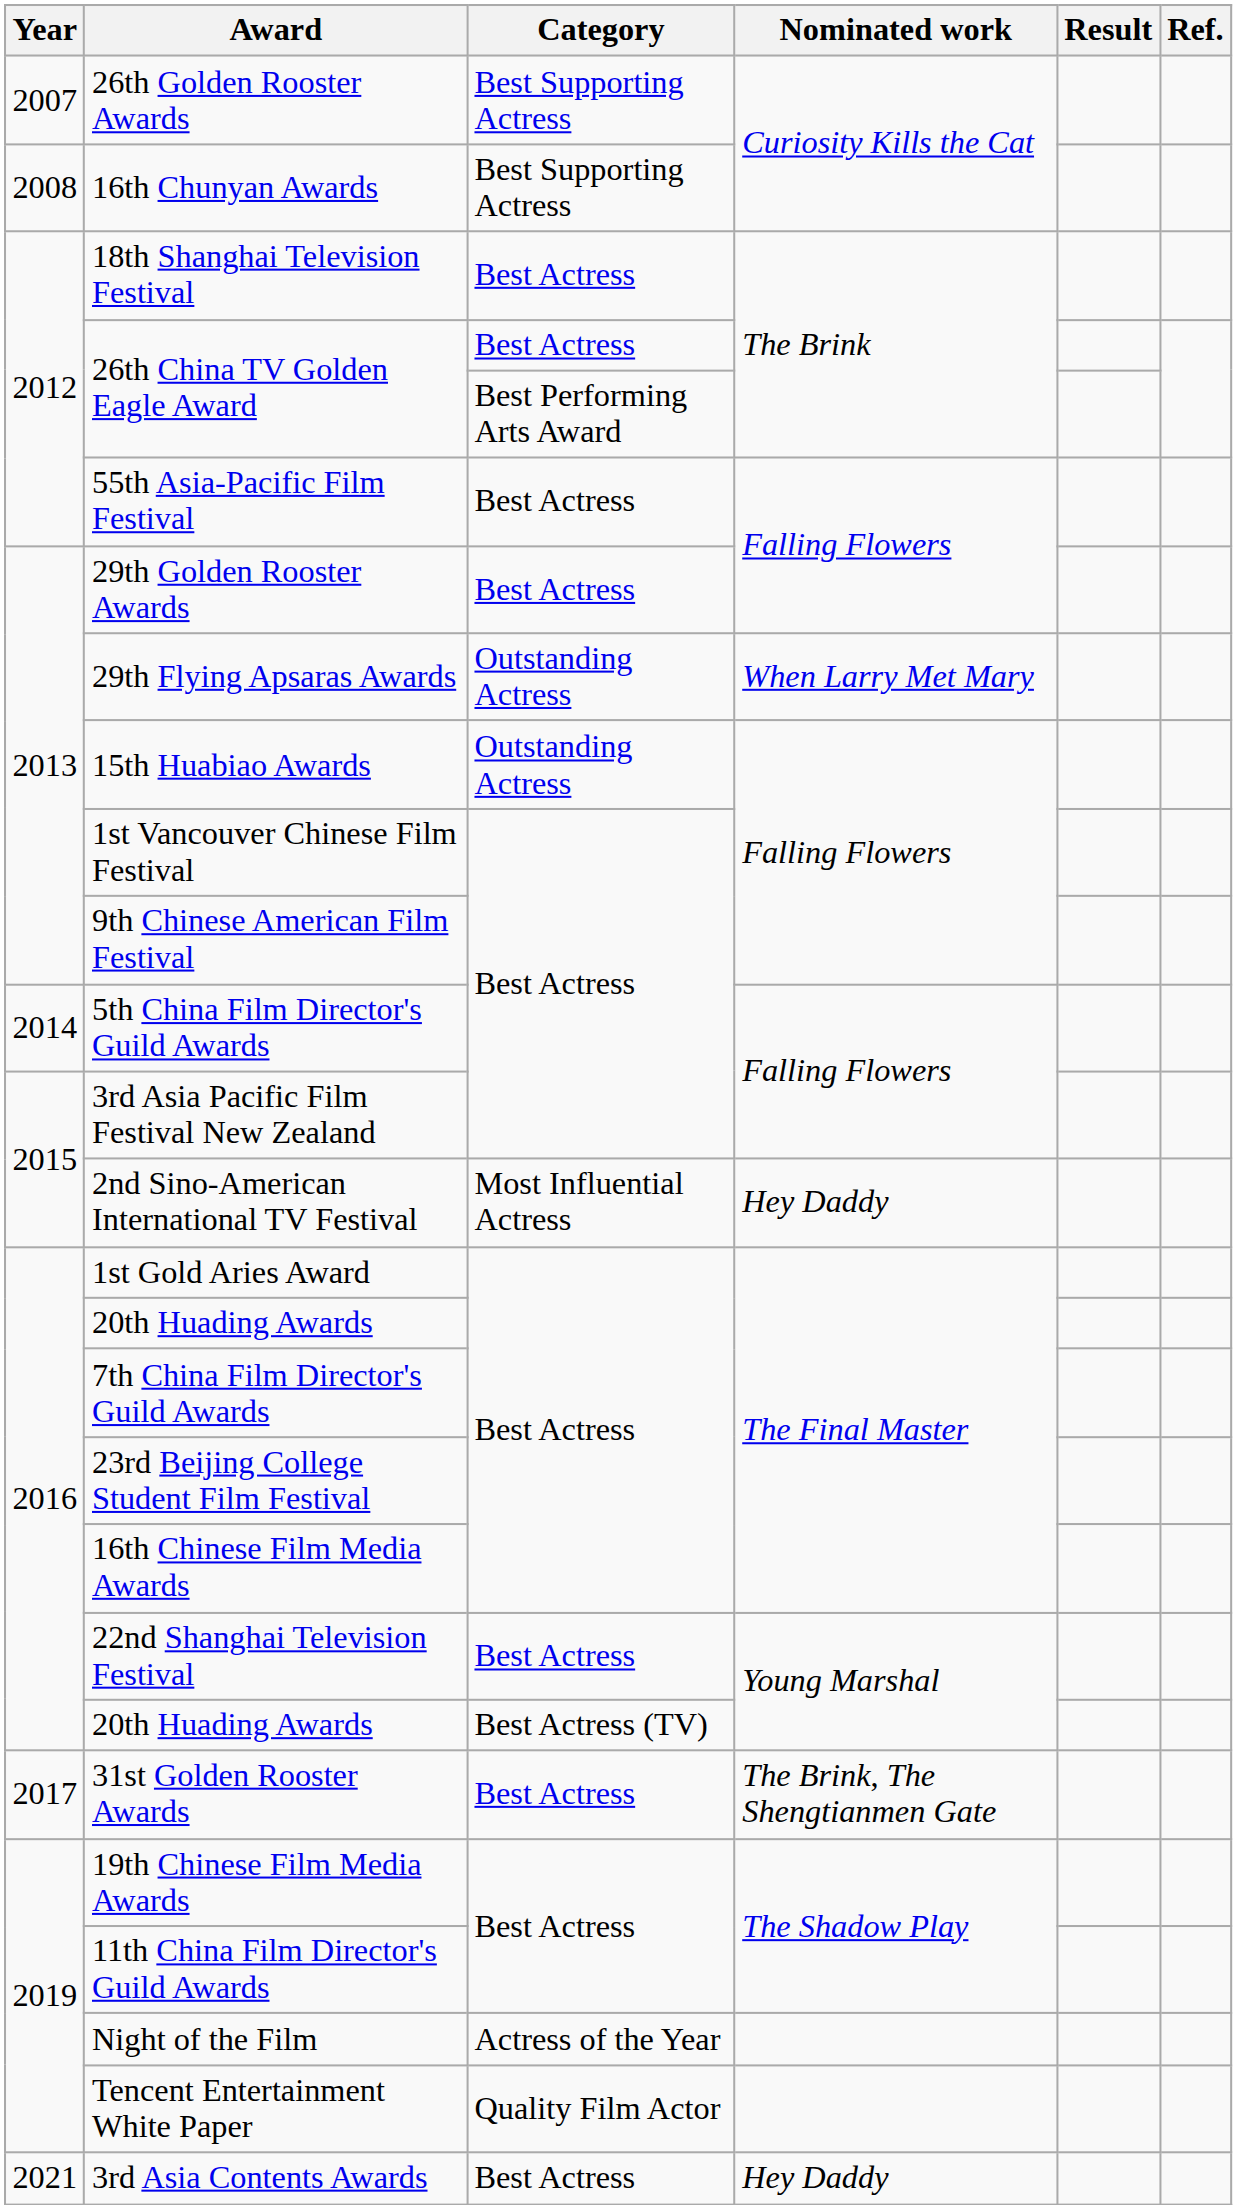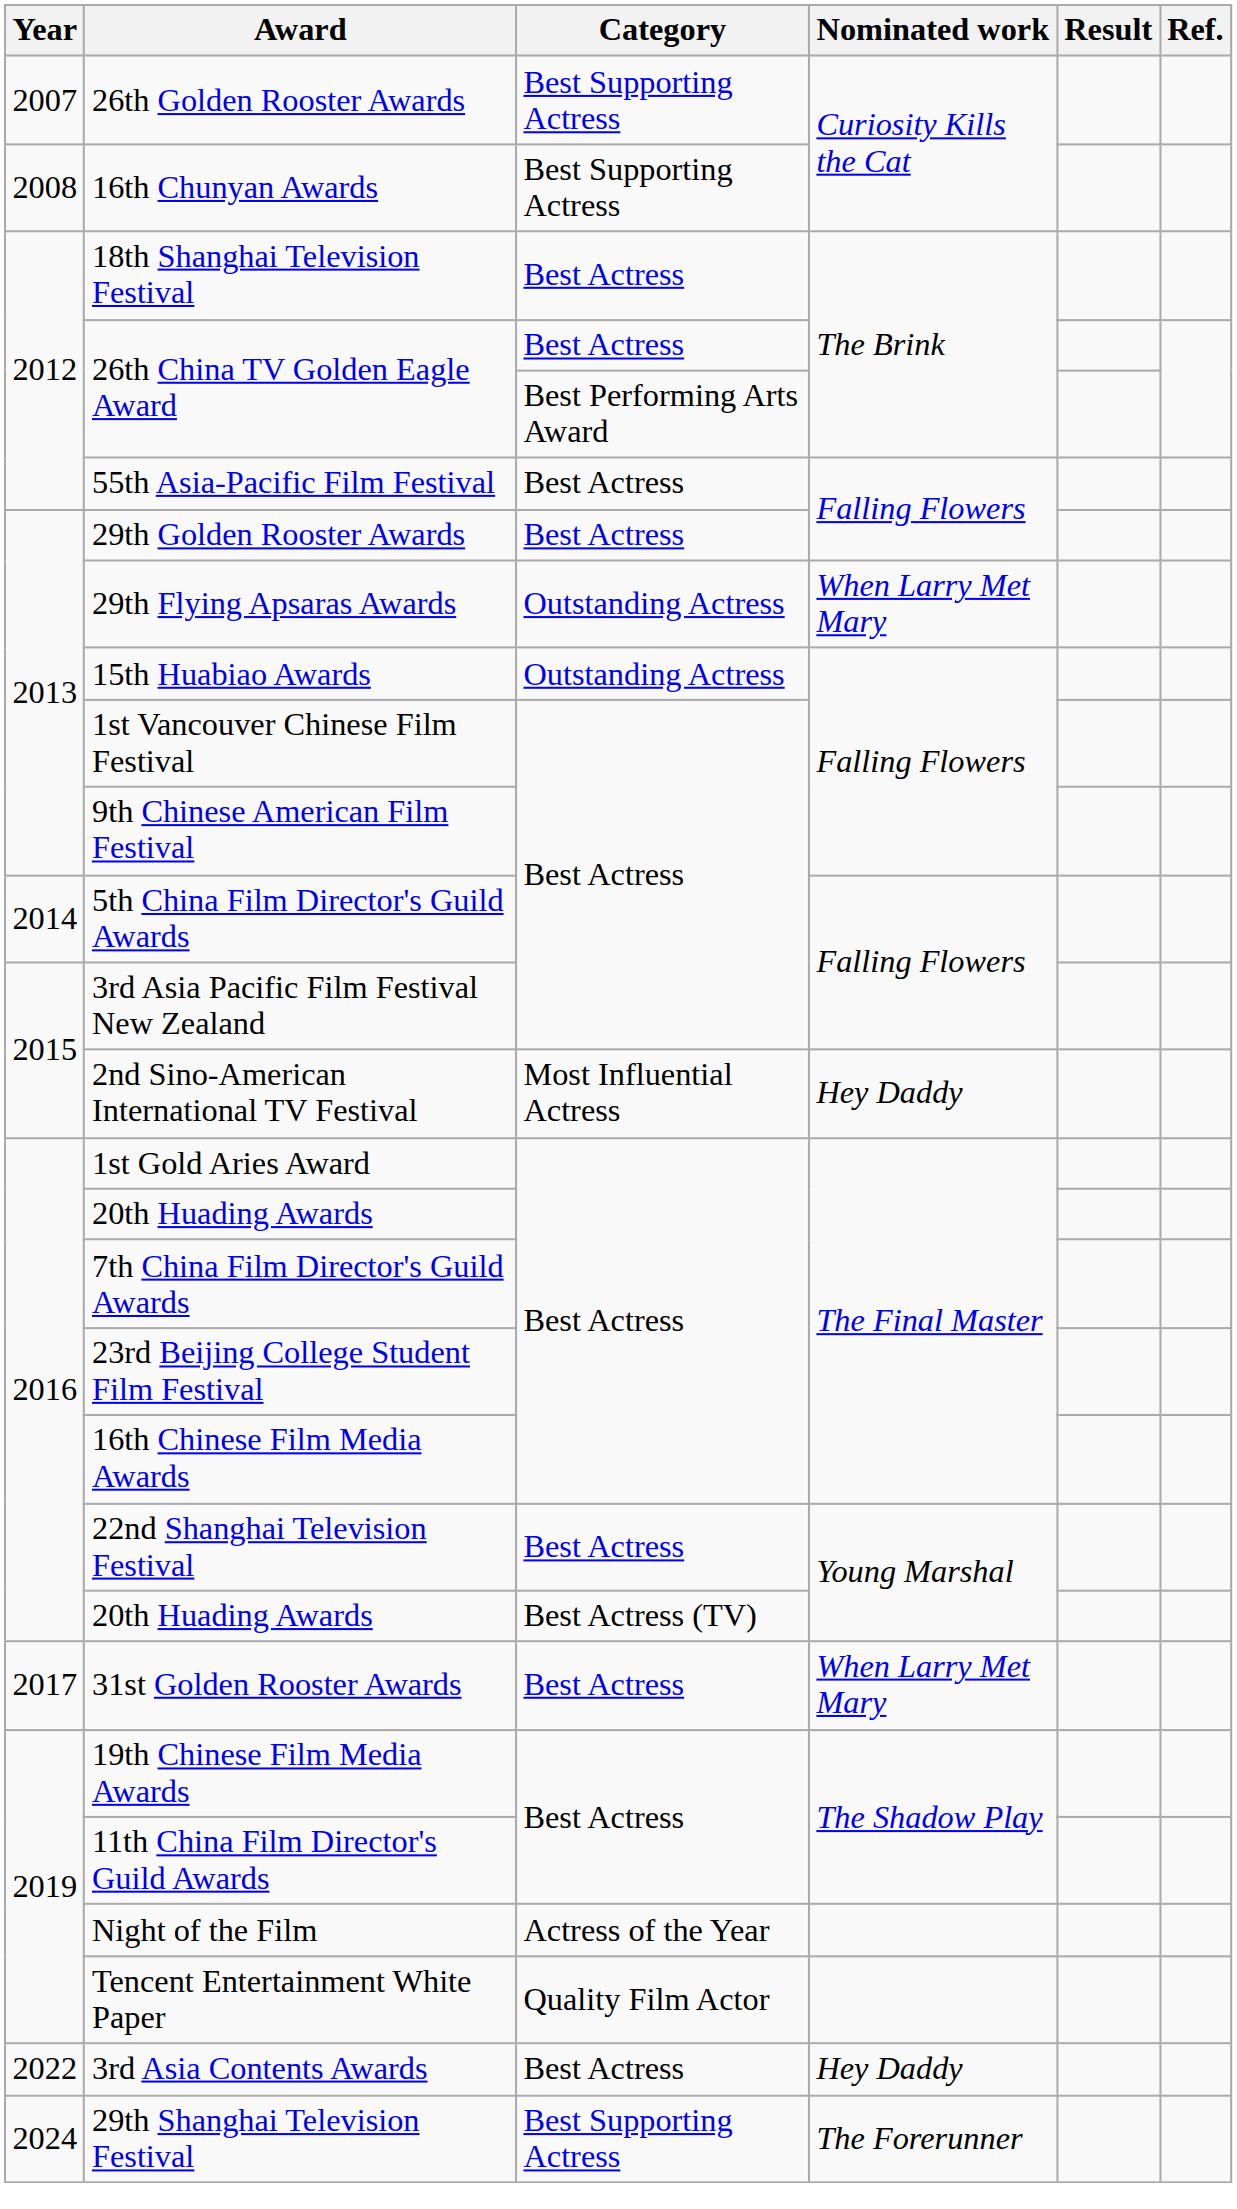(869, 1794) The Brink, The Shengtianmen Gate -> (923, 1685) When Larry Met Mary
(45, 2177) 2021 -> (45, 2068) 2022
+ row: (256, 2137)
